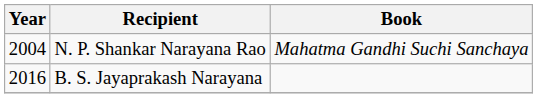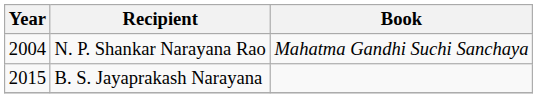(27, 78) 2016 -> (27, 78) 2015
